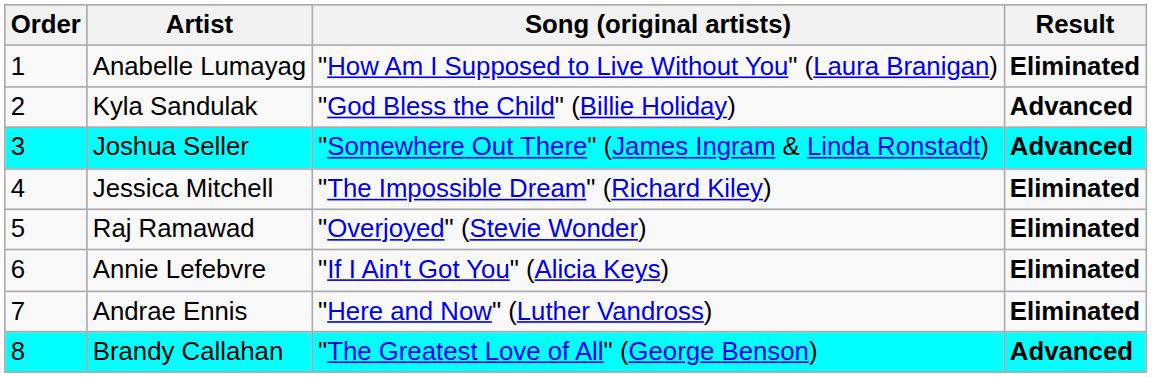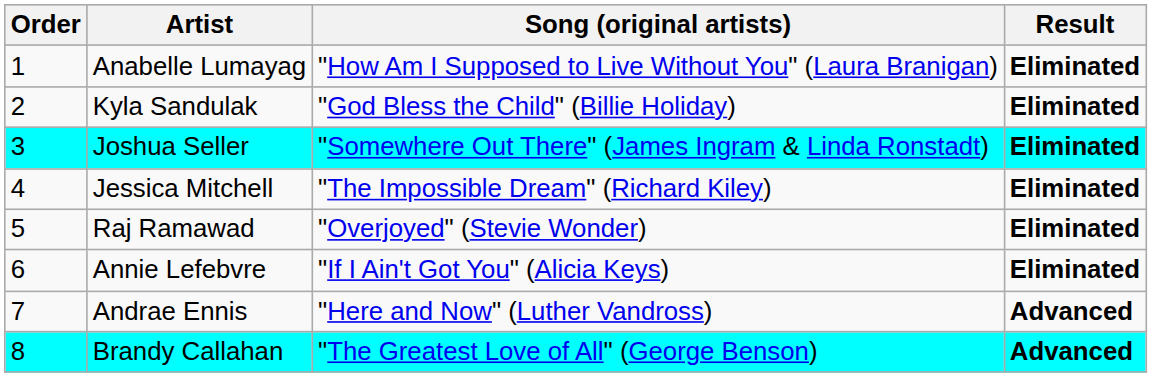(1071, 106) Advanced -> (1075, 106) Eliminated
(1071, 147) Advanced -> (1075, 147) Eliminated
(1075, 310) Eliminated -> (1071, 310) Advanced
